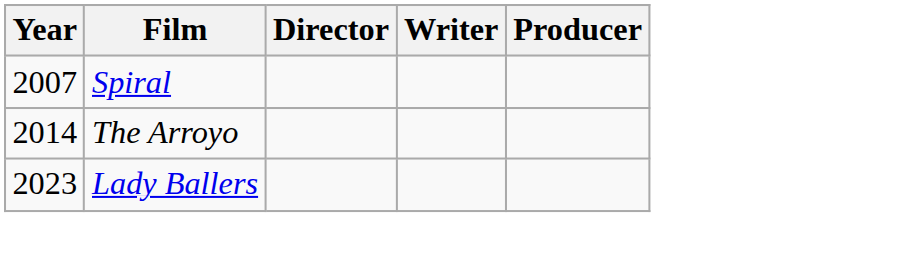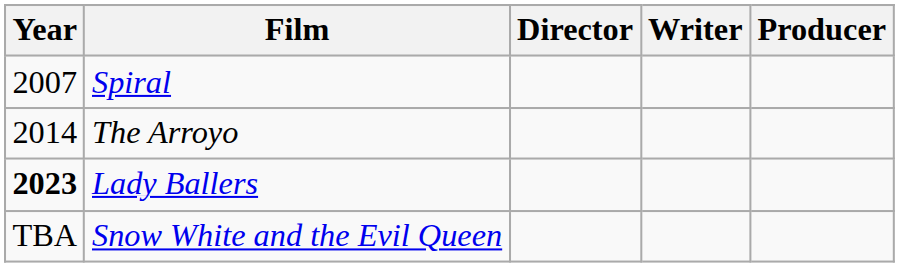(45, 183) normal -> (45, 183) bold
+ row: (297, 235)
